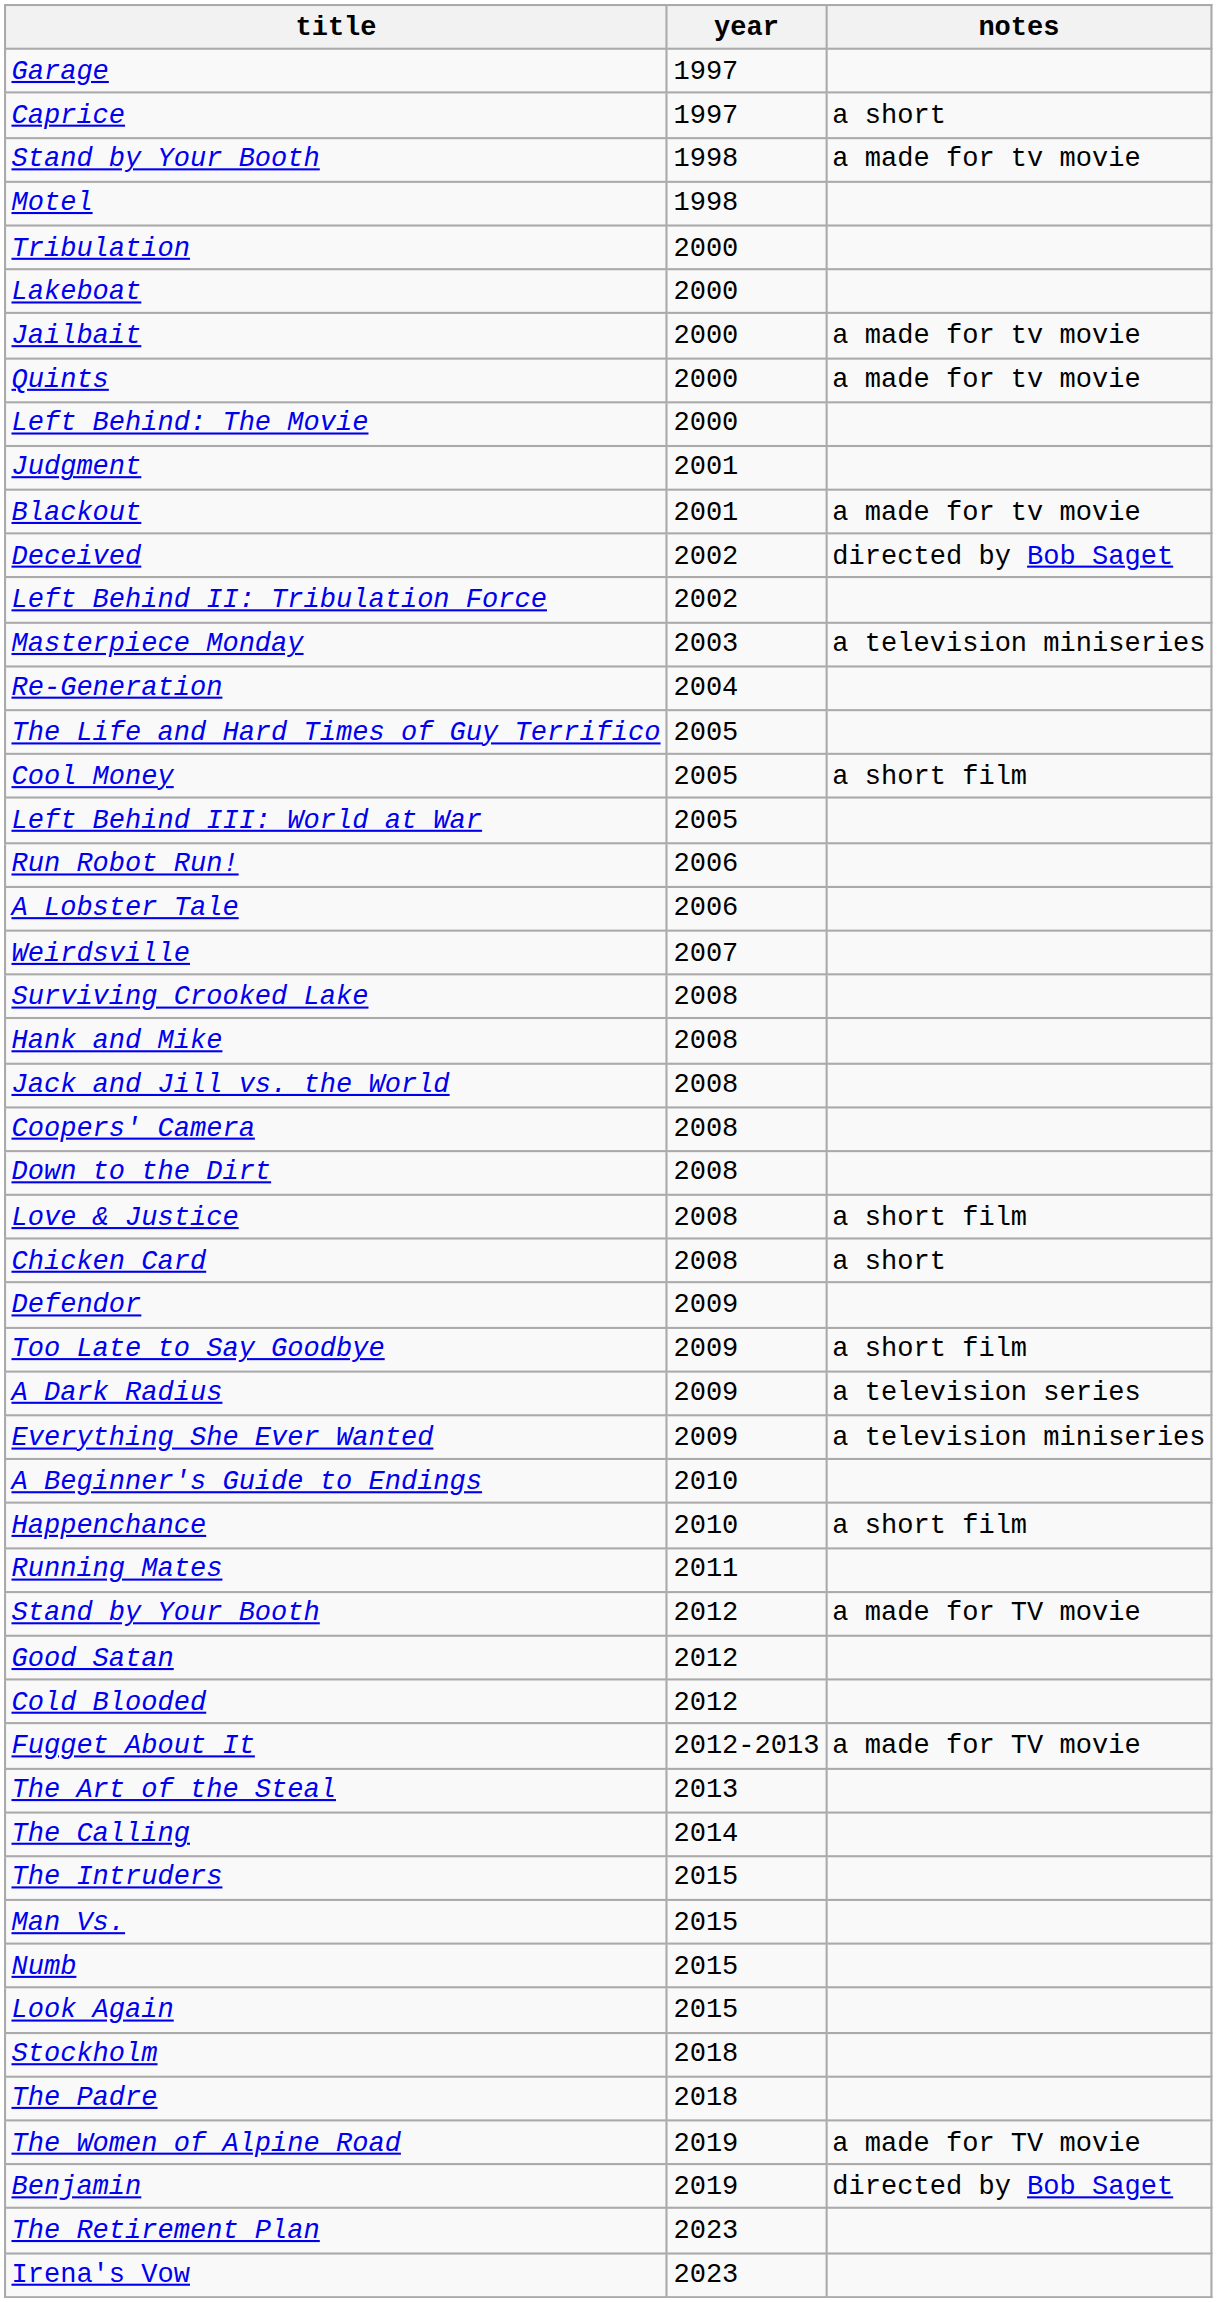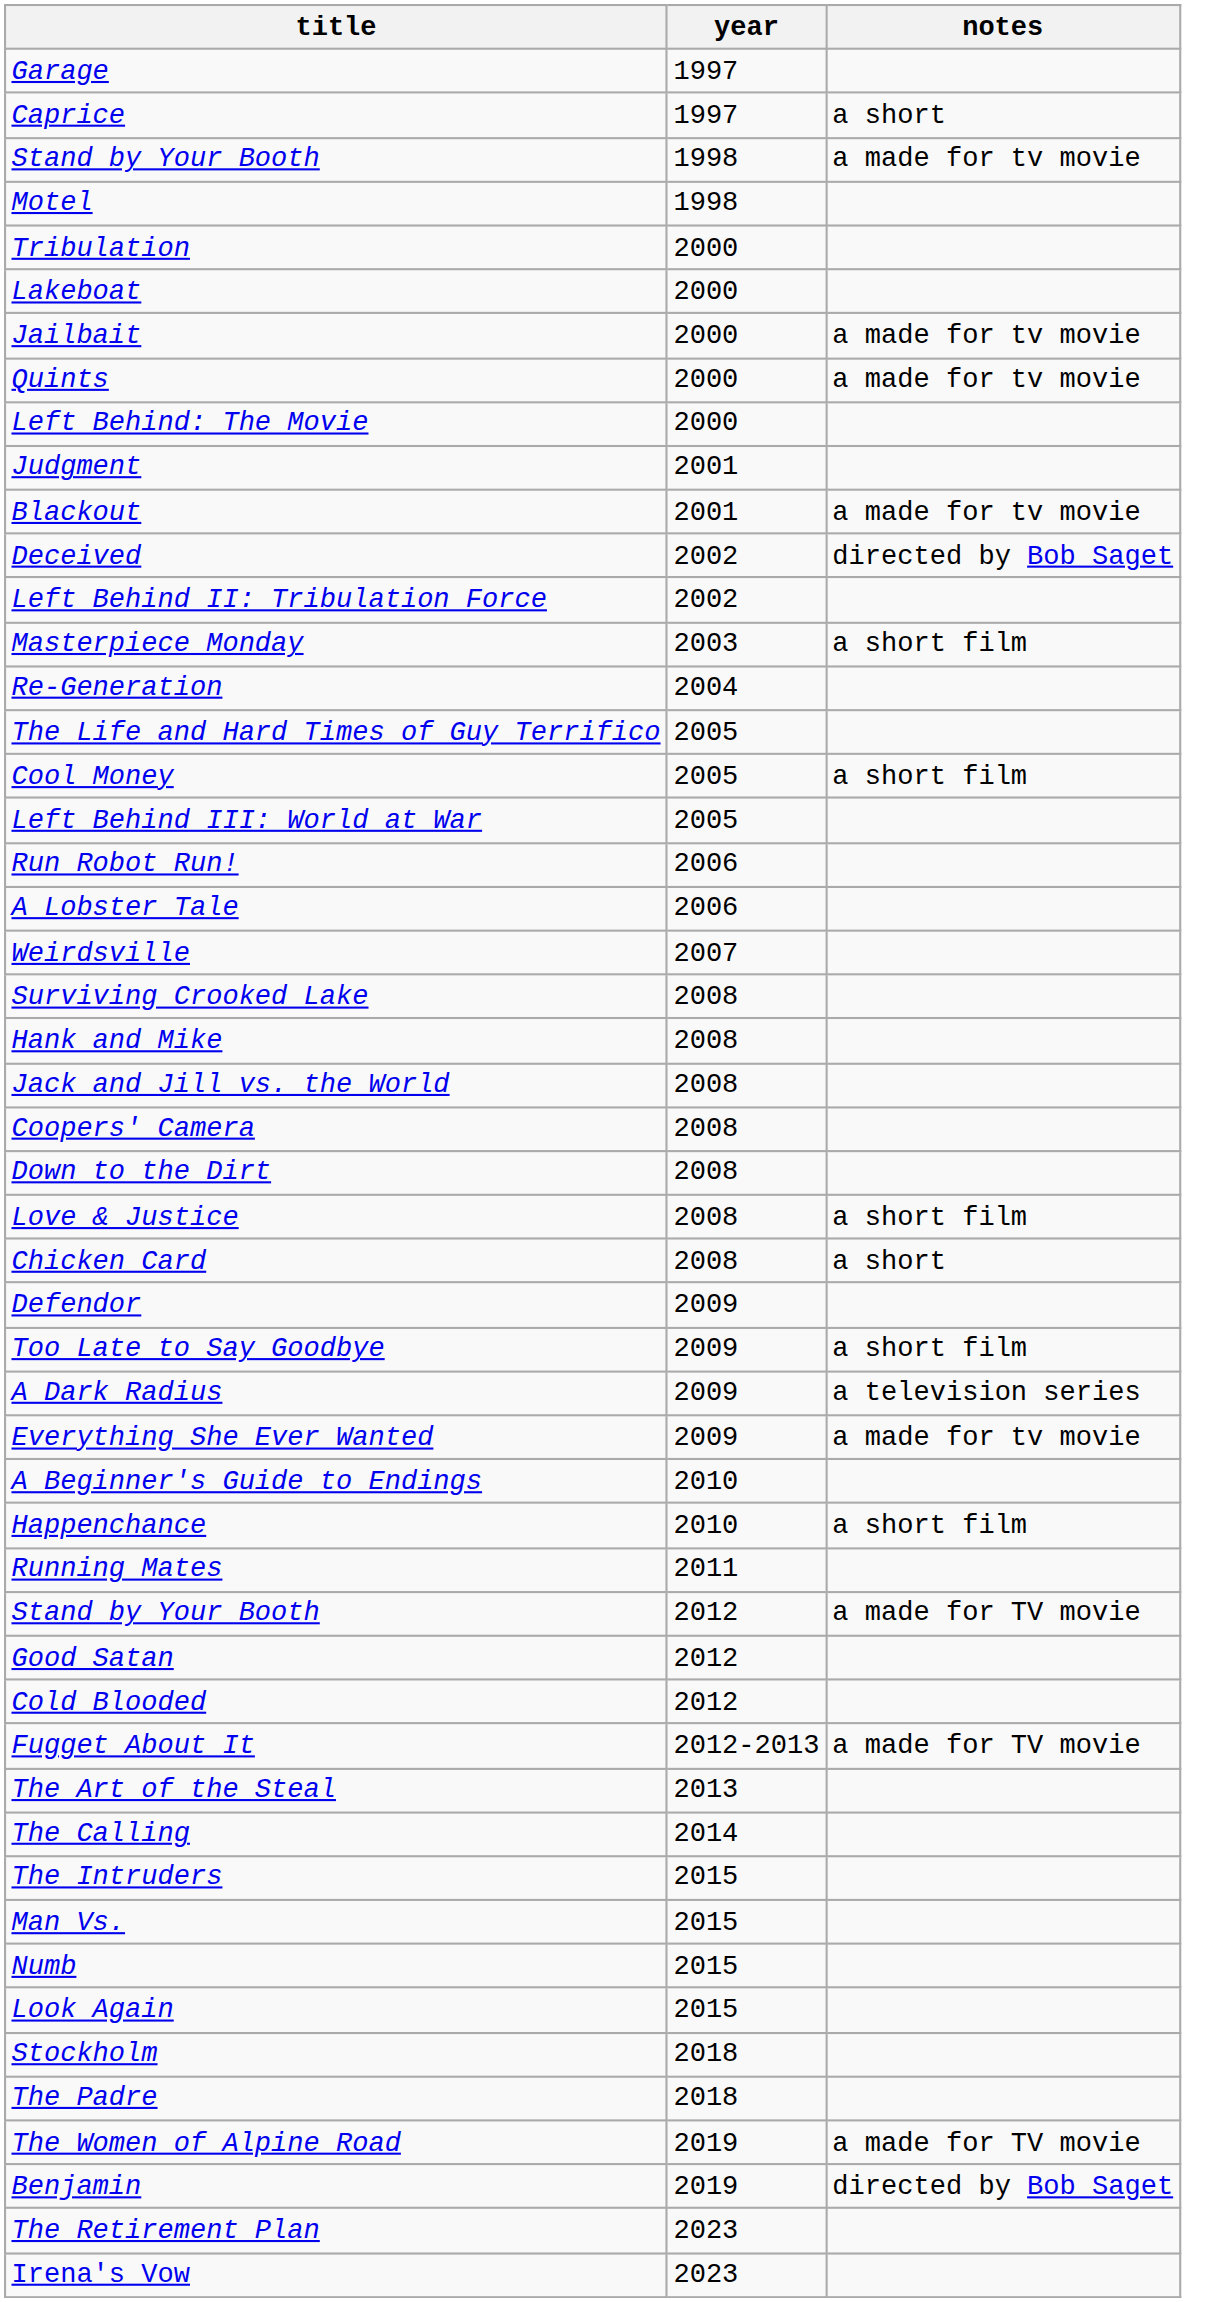(1019, 644) a television miniseries -> (930, 644) a short film
(1019, 1437) a television miniseries -> (987, 1437) a made for tv movie
